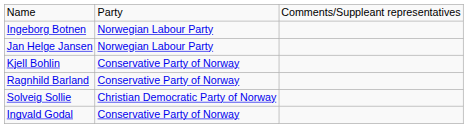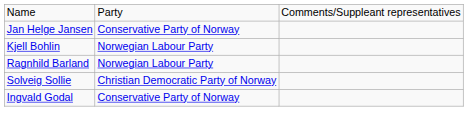- row: (46, 30)
(155, 47) Norwegian Labour Party -> (168, 30) Conservative Party of Norway
(168, 64) Conservative Party of Norway -> (155, 47) Norwegian Labour Party
(168, 81) Conservative Party of Norway -> (155, 64) Norwegian Labour Party
